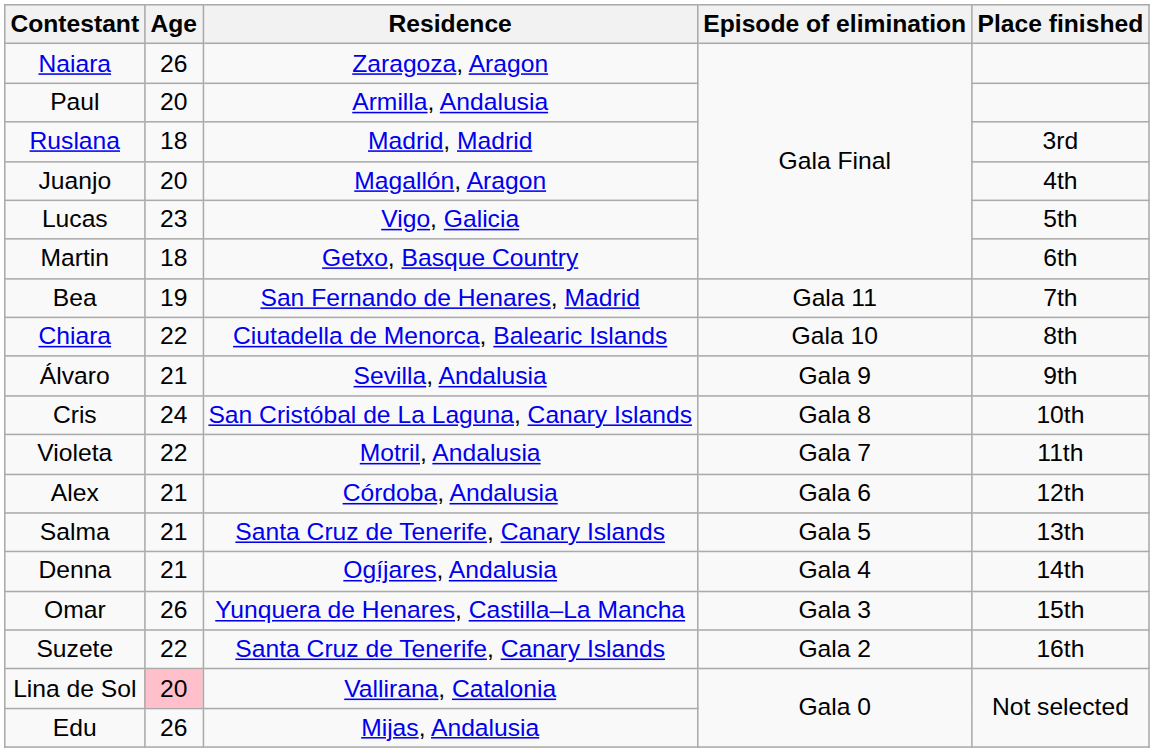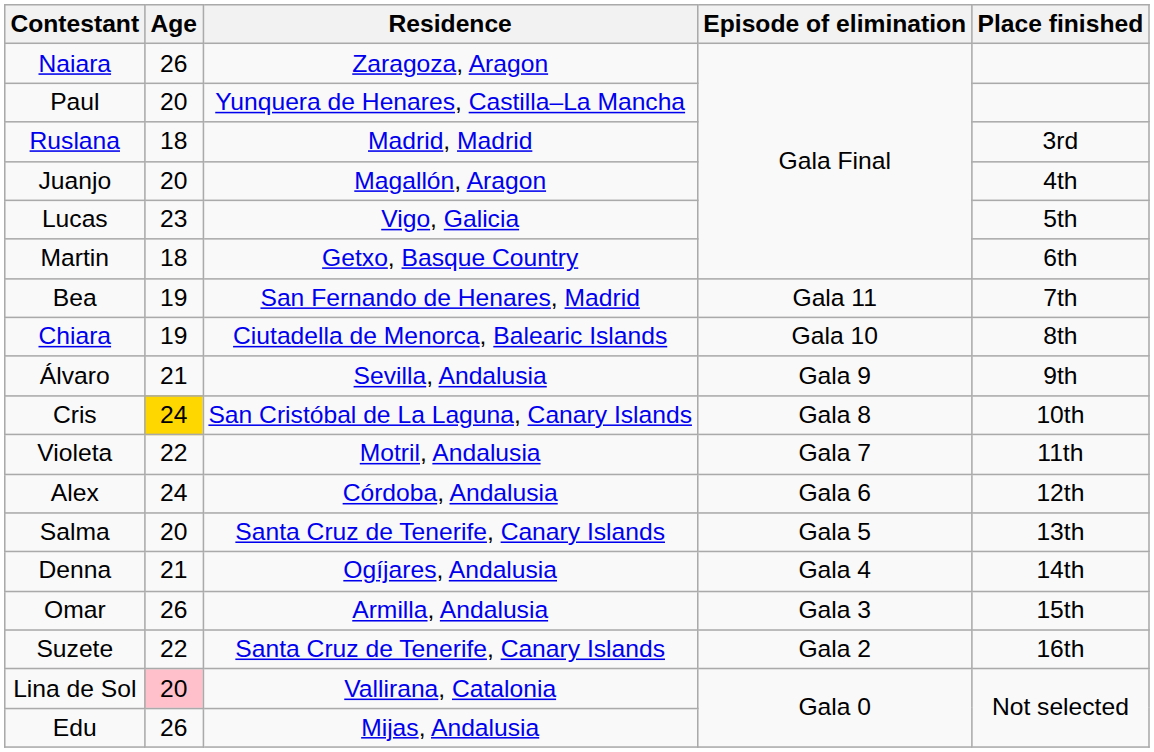(450, 102) Armilla, Andalusia -> (450, 102) Yunquera de Henares, Castilla–La Mancha
(174, 336) 22 -> (174, 336) 19
(174, 414) no background -> (174, 414) gold background
(174, 492) 21 -> (174, 492) 24
(174, 532) 21 -> (174, 532) 20
(450, 610) Yunquera de Henares, Castilla–La Mancha -> (450, 610) Armilla, Andalusia
